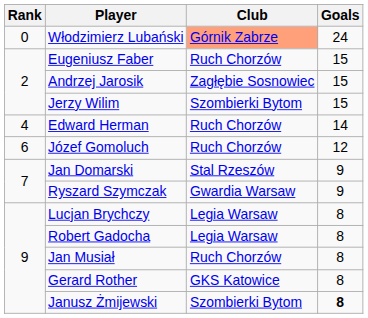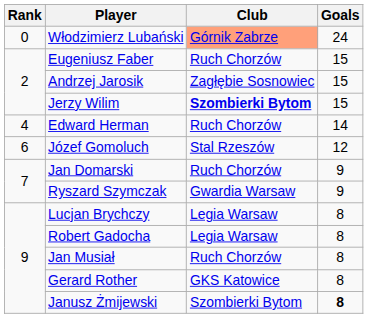(246, 103) normal -> (251, 103) bold
(236, 147) Ruch Chorzów -> (232, 147) Stal Rzeszów
(232, 170) Stal Rzeszów -> (236, 170) Ruch Chorzów
